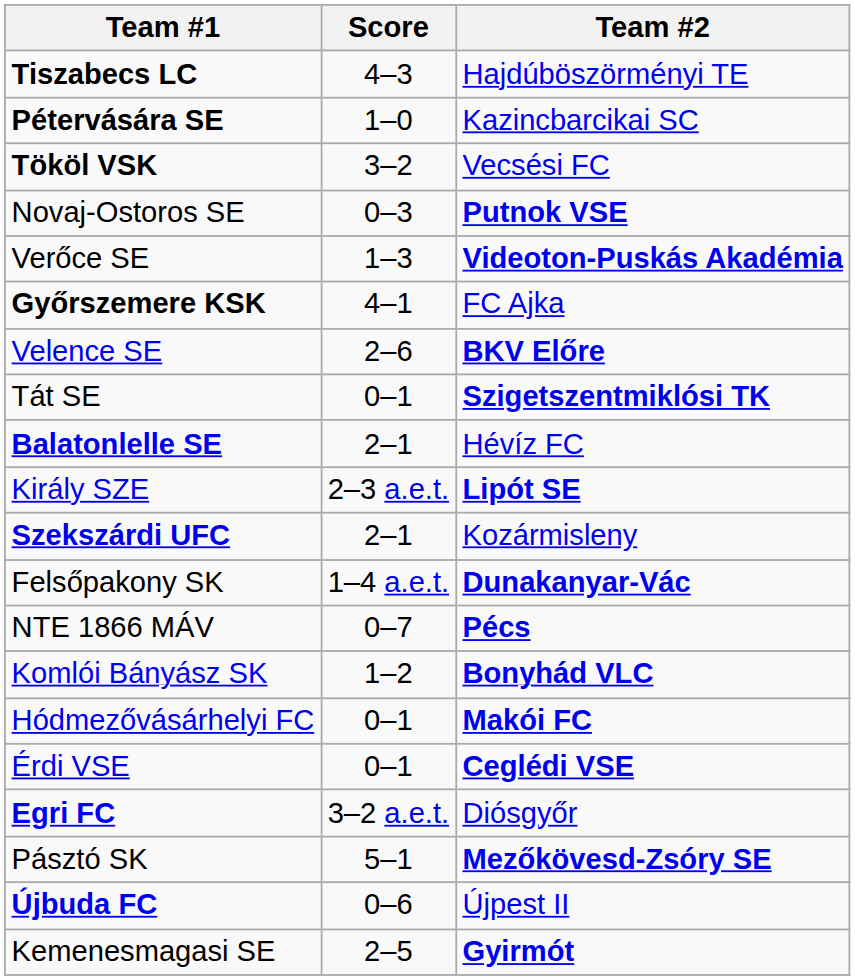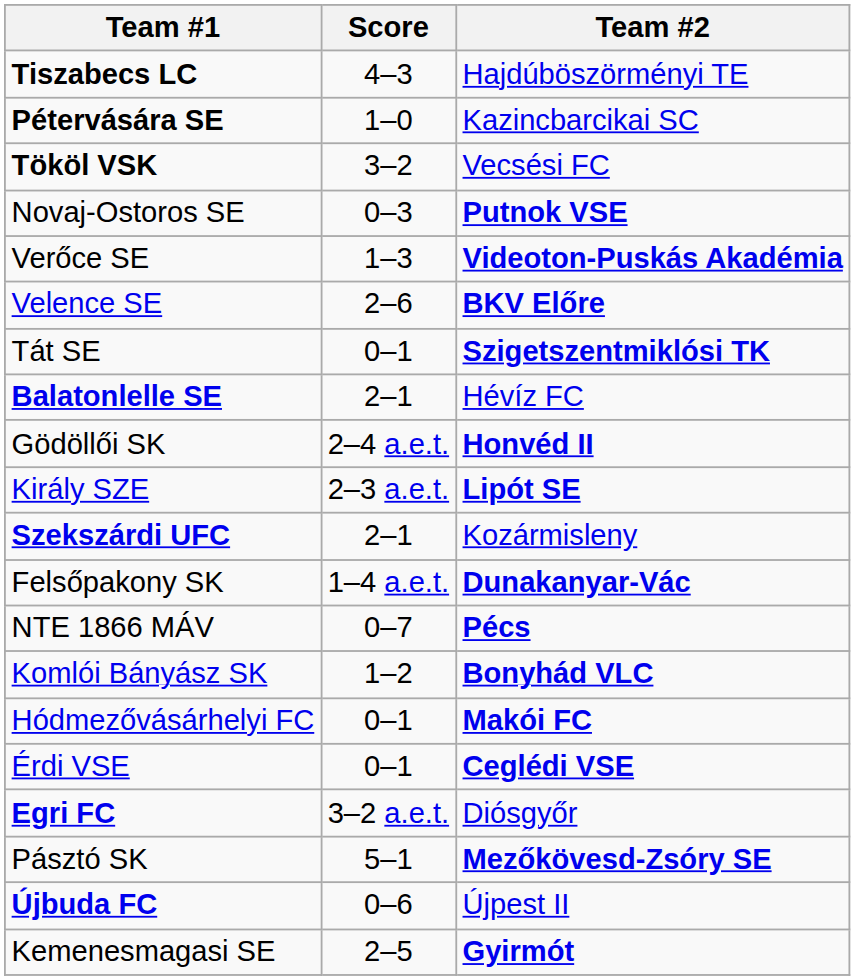- row: (139, 304)
+ row: (89, 443)
